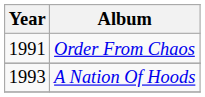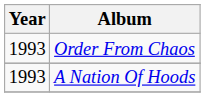(27, 48) 1991 -> (27, 48) 1993
